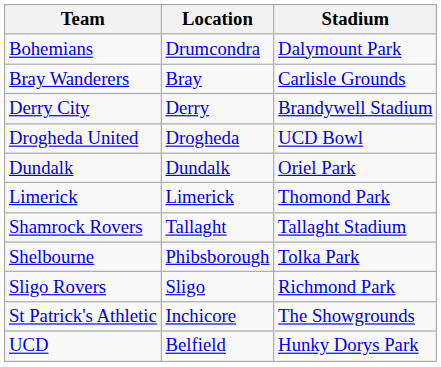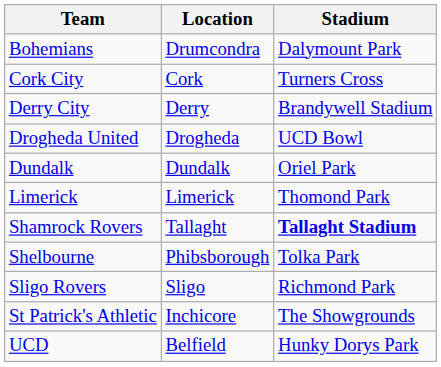- row: (69, 78)
+ row: (46, 78)
(342, 227) normal -> (347, 227) bold
